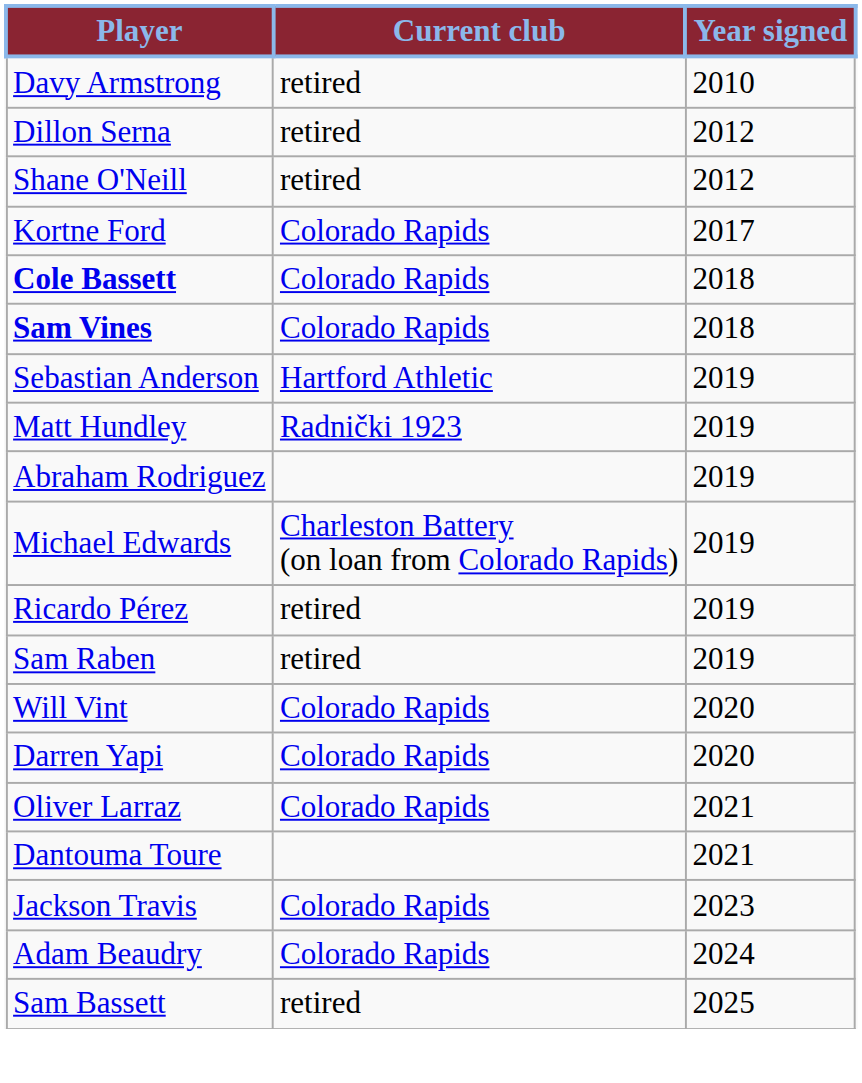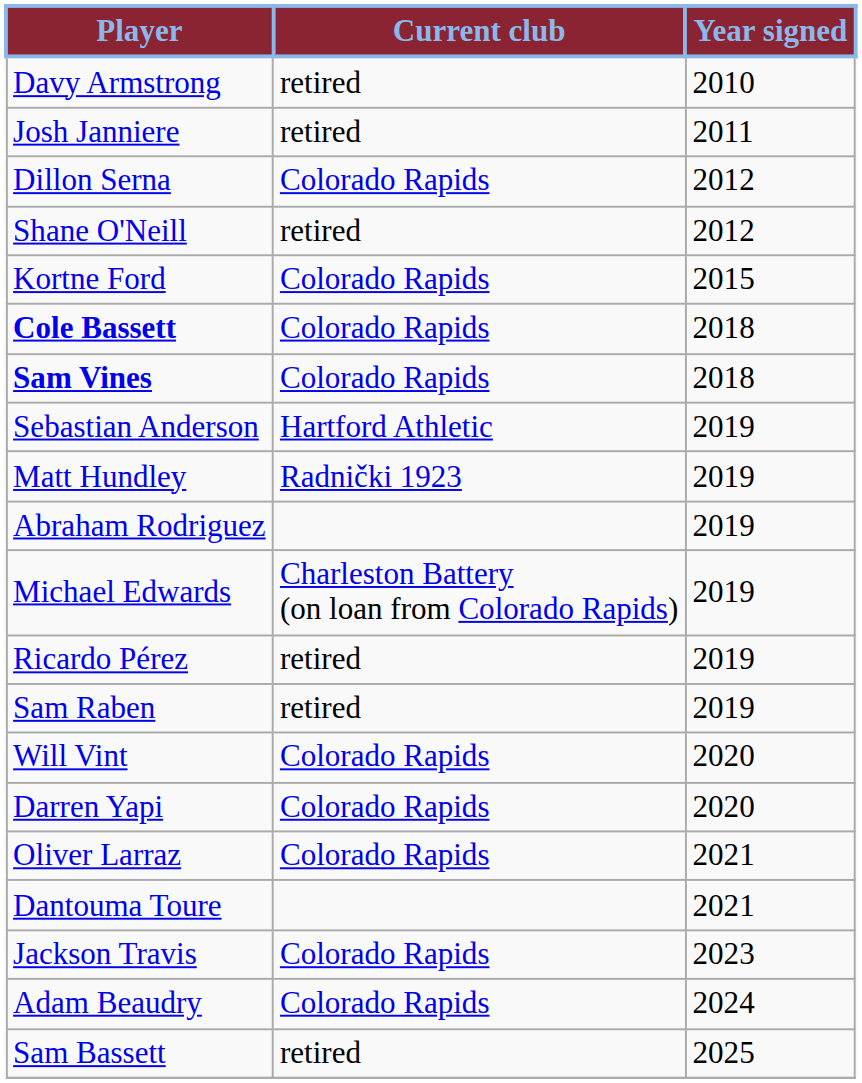+ row: (96, 131)
(320, 131) retired -> (385, 180) Colorado Rapids
(724, 229) 2017 -> (724, 279) 2015
